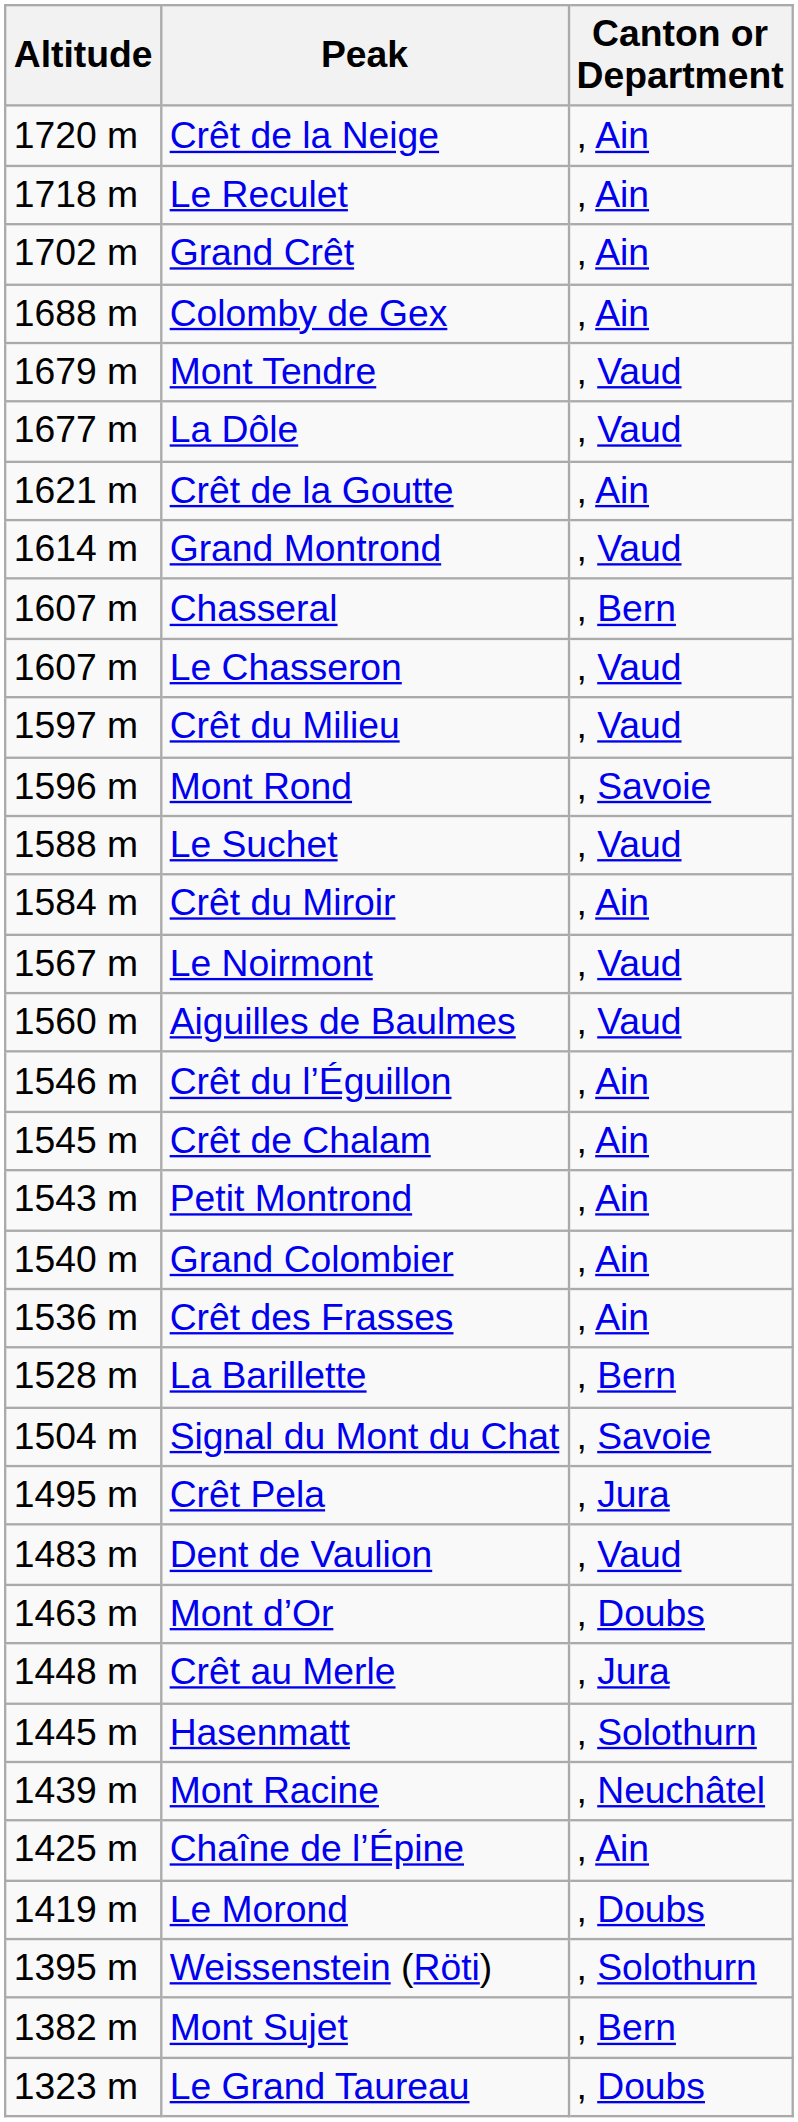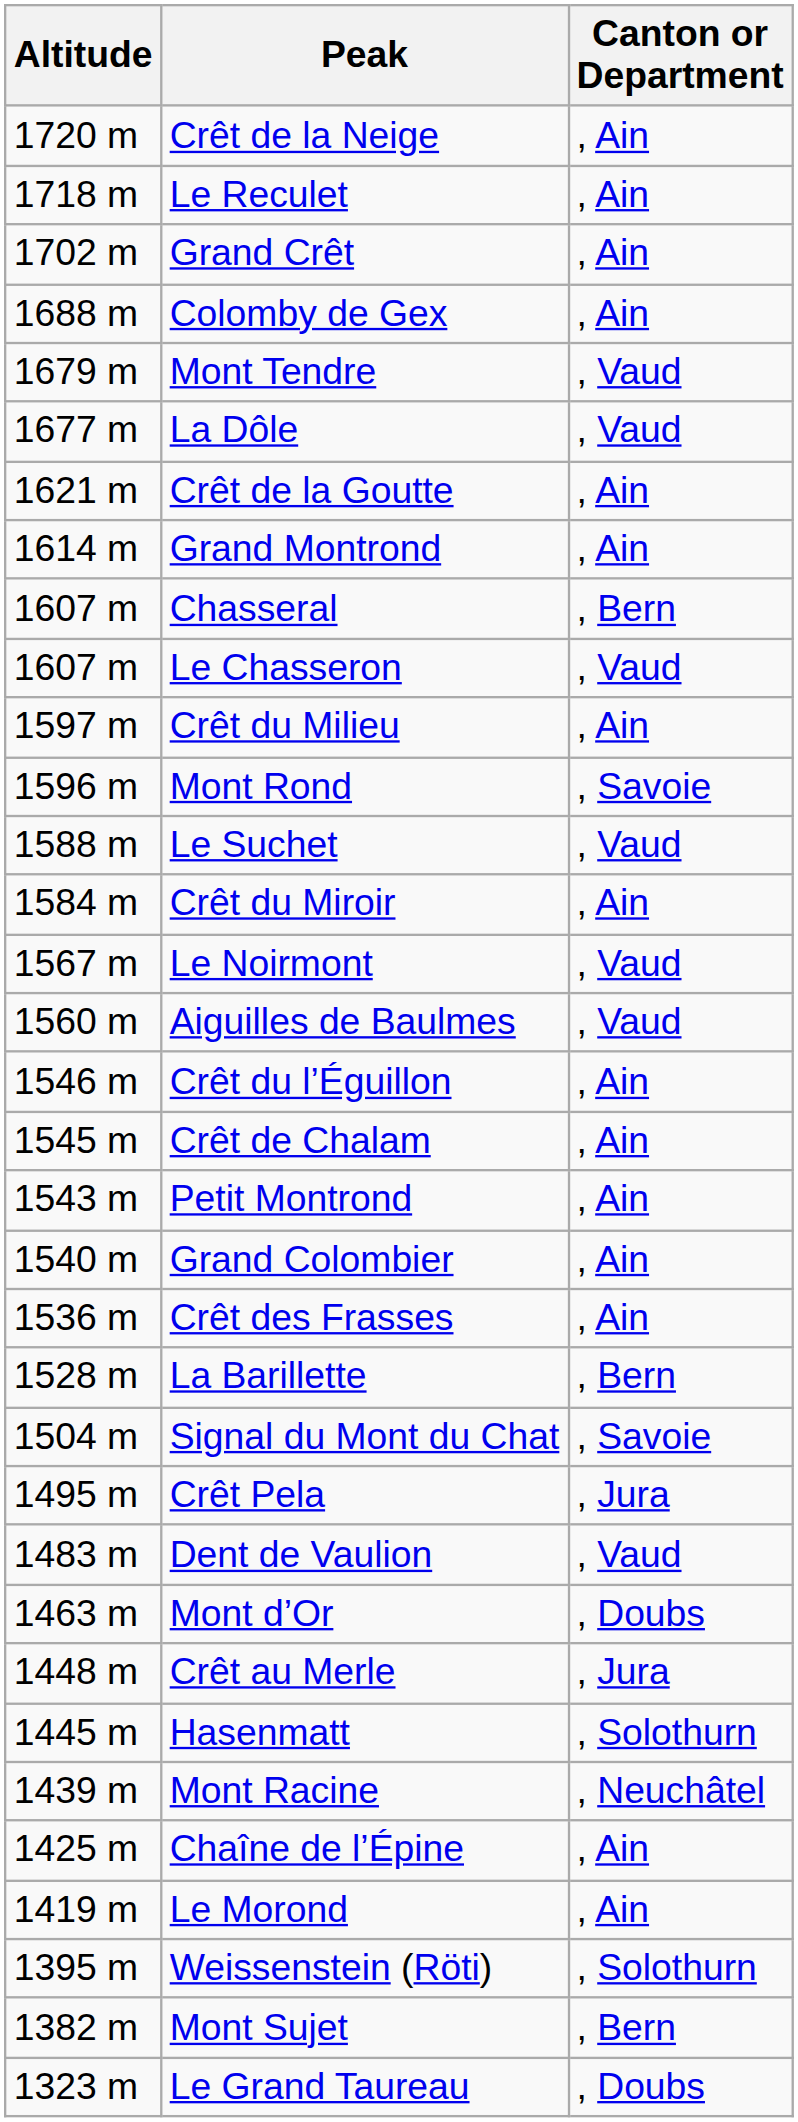(629, 548) , Vaud -> (613, 548) , Ain
(629, 726) , Vaud -> (613, 726) , Ain
(641, 1908) , Doubs -> (613, 1908) , Ain
